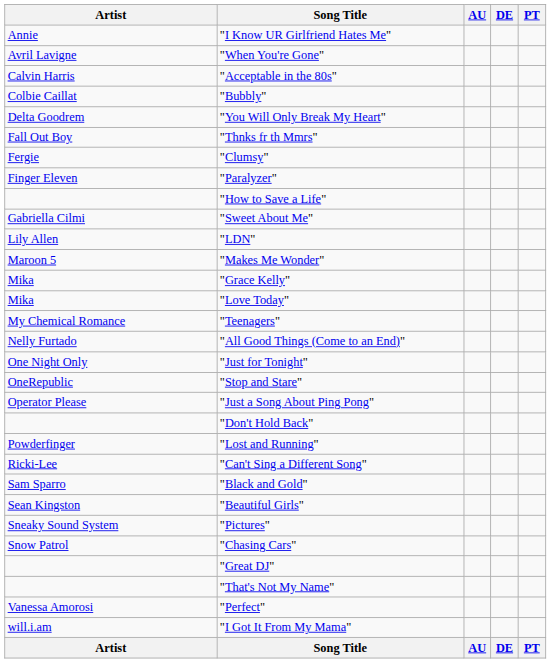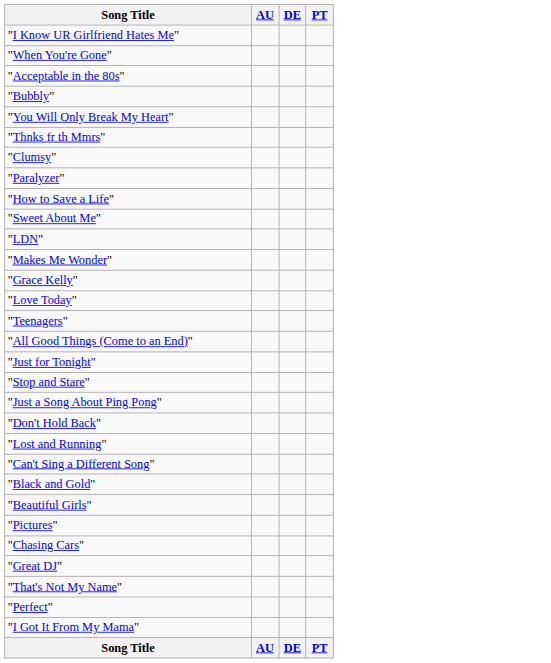- column: (111, 14)
